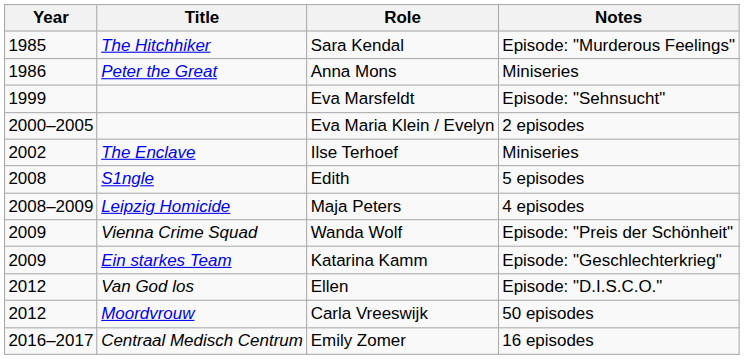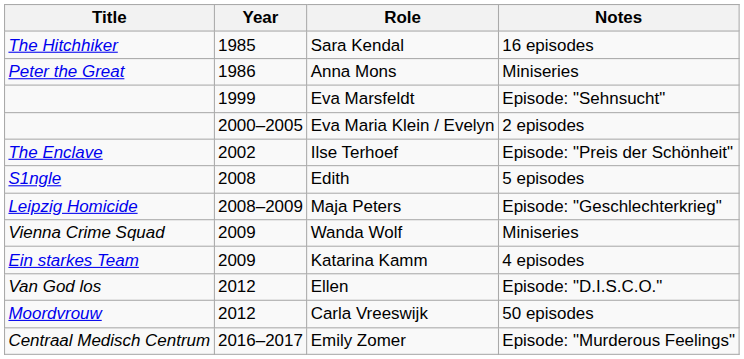columns swapped: (51, 17) <-> (202, 17)
(619, 44) Episode: "Murderous Feelings" -> (548, 44) 16 episodes
(540, 152) Miniseries -> (618, 152) Episode: "Preis der Schönheit"
(543, 206) 4 episodes -> (612, 206) Episode: "Geschlechterkrieg"
(618, 233) Episode: "Preis der Schönheit" -> (540, 233) Miniseries
(612, 260) Episode: "Geschlechterkrieg" -> (543, 260) 4 episodes
(548, 340) 16 episodes -> (619, 340) Episode: "Murderous Feelings"
